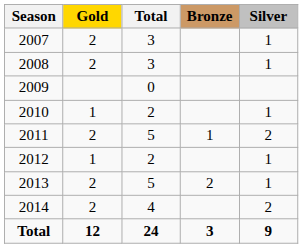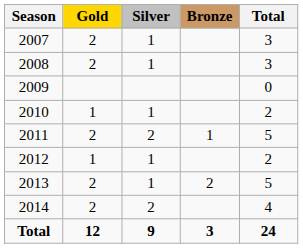columns swapped: (268, 16) <-> (151, 16)
